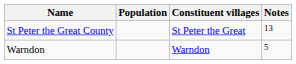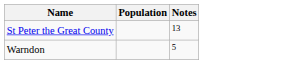- column: (215, 12)
